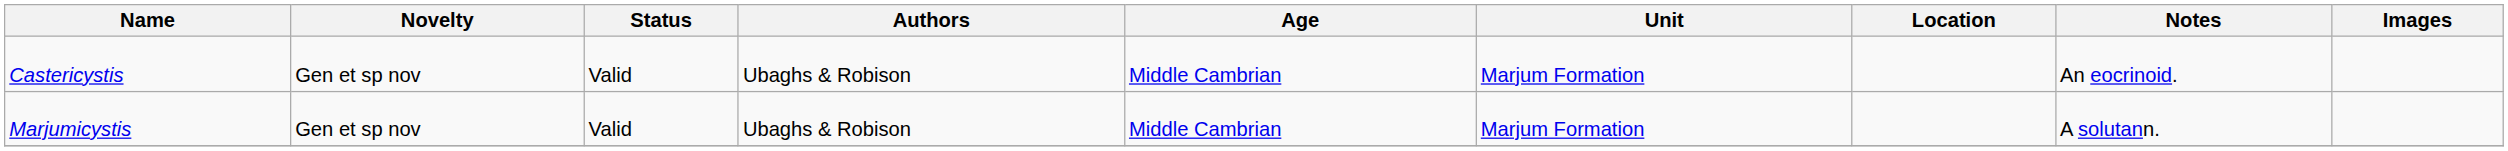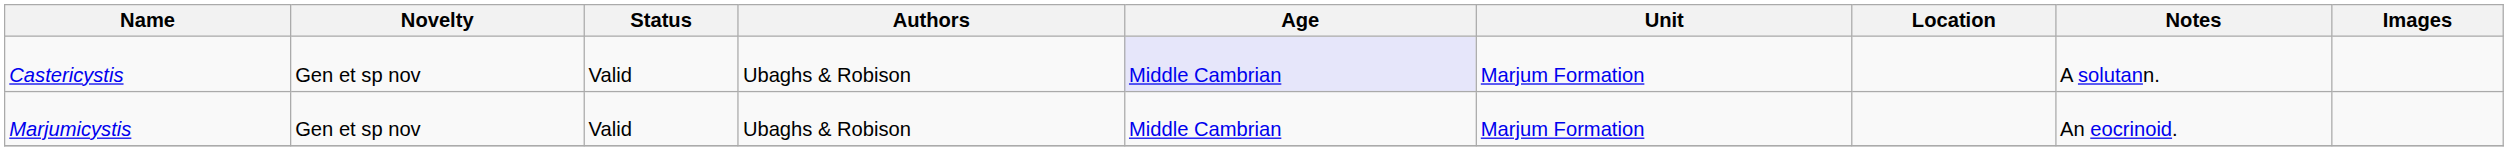(1205, 75) no background -> (1205, 75) lavender background
(2119, 75) An eocrinoid. -> (2110, 75) A solutann.
(2110, 129) A solutann. -> (2119, 129) An eocrinoid.
